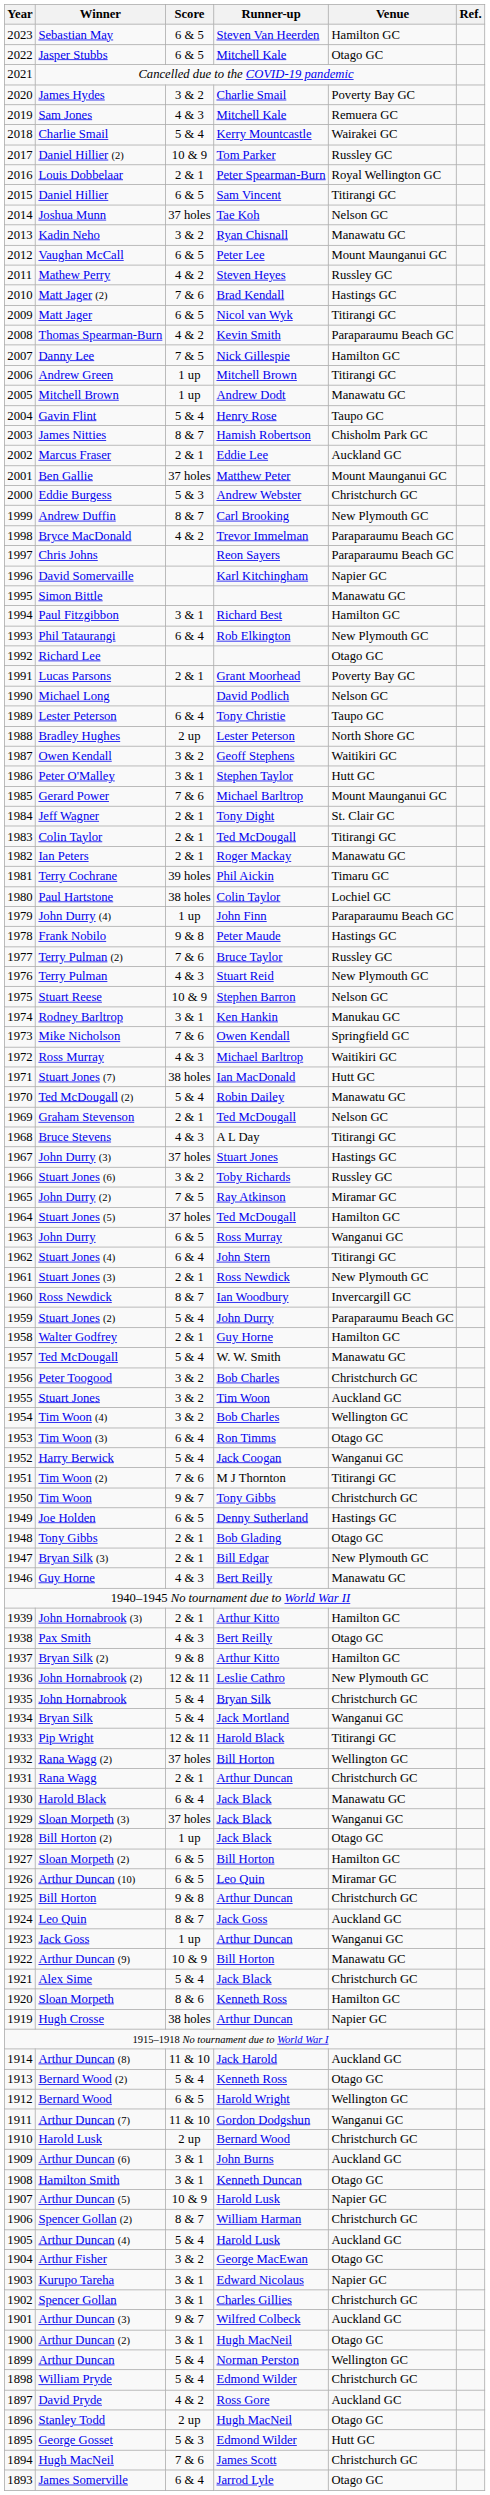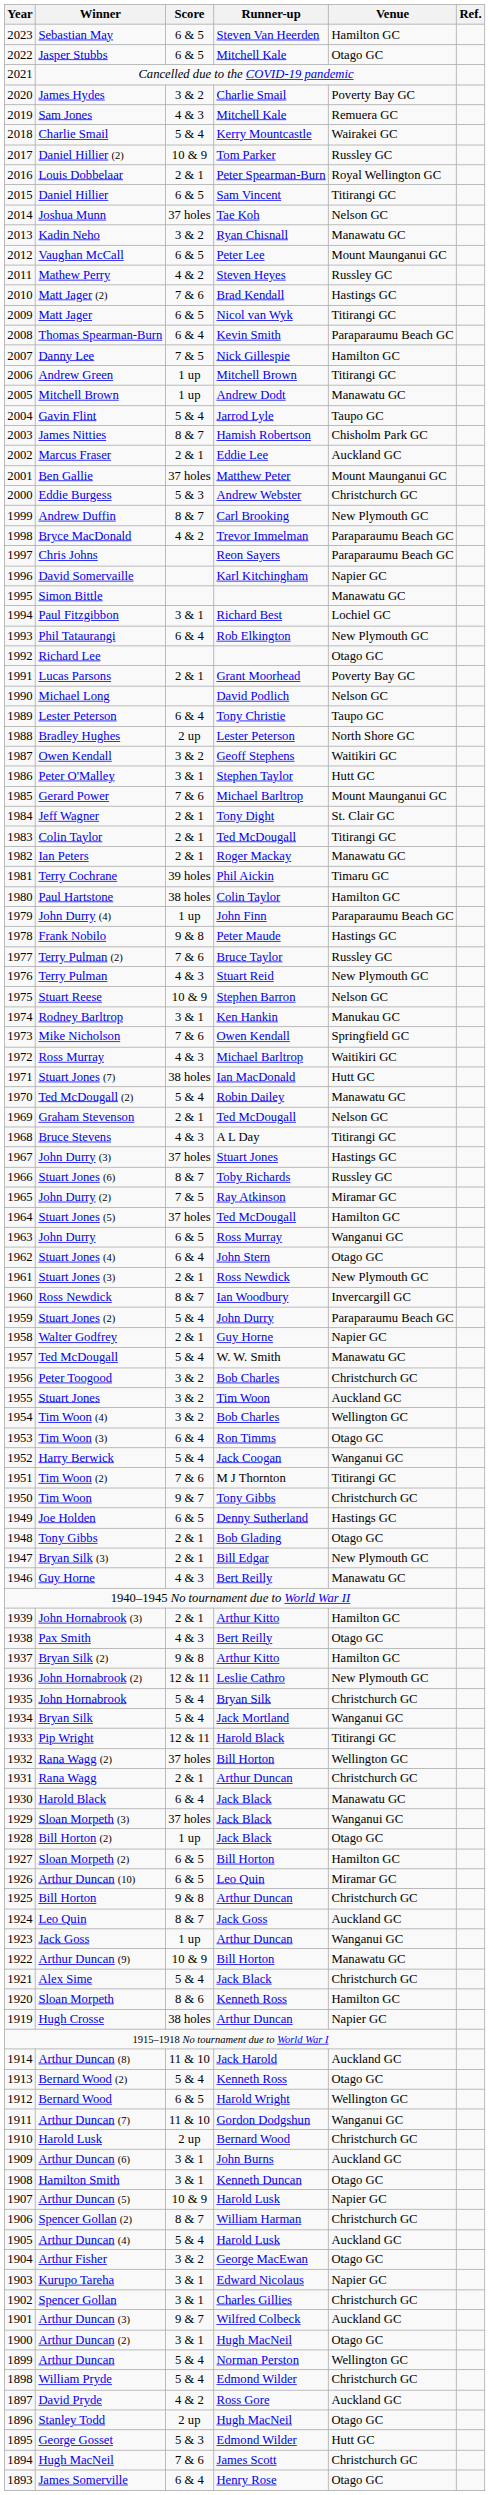(189, 335) 4 & 2 -> (189, 335) 6 & 4
(246, 415) Henry Rose -> (245, 415) Jarrod Lyle
(366, 615) Hamilton GC -> (361, 615) Lochiel GC
(361, 896) Lochiel GC -> (366, 896) Hamilton GC
(189, 1177) 3 & 2 -> (189, 1177) 8 & 7
(364, 1257) Titirangi GC -> (357, 1257) Otago GC
(366, 1337) Hamilton GC -> (359, 1337) Napier GC
(245, 2480) Jarrod Lyle -> (246, 2480) Henry Rose
